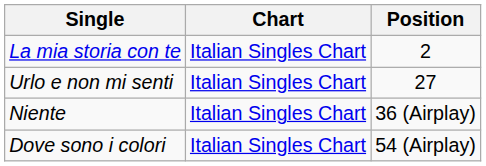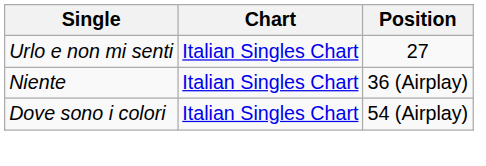- row: (95, 51)
